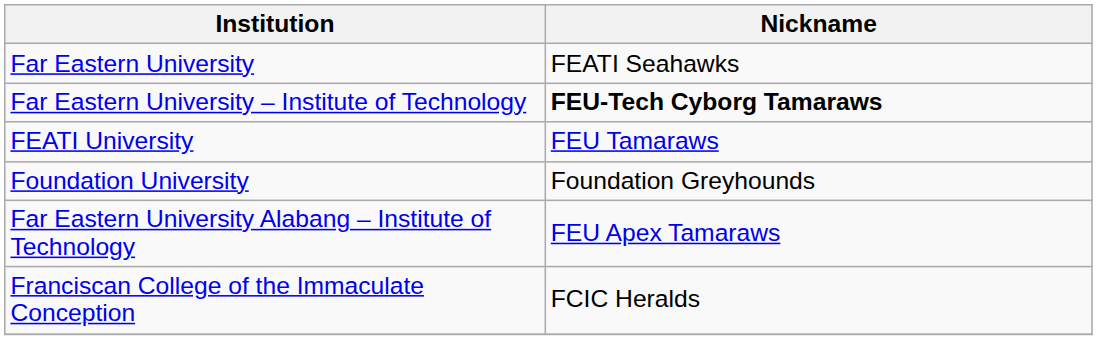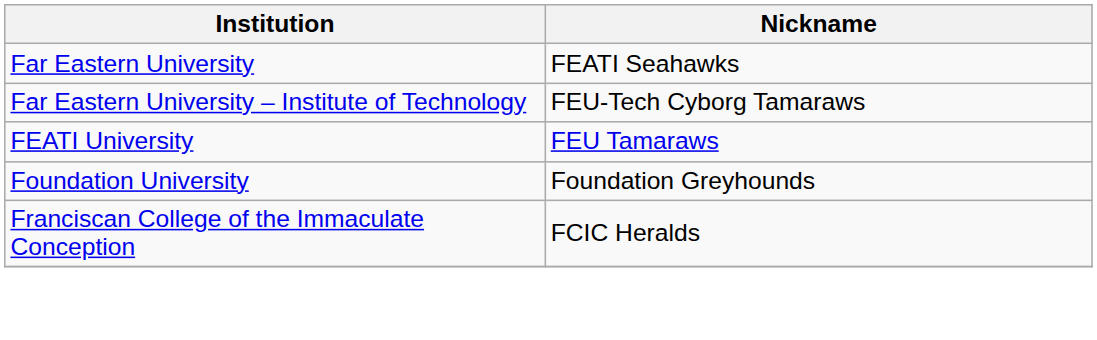(717, 102) bold -> (708, 102) normal
- row: (251, 233)
